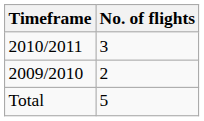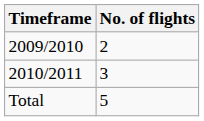rows swapped: (46, 73) <-> (46, 45)
